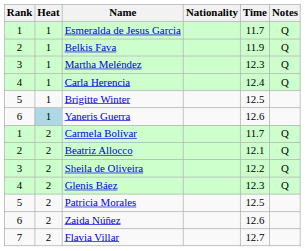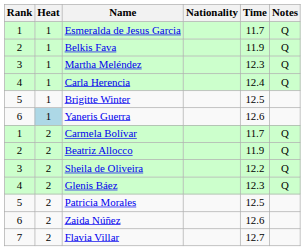(255, 151) 12.1 -> (255, 151) 11.9
